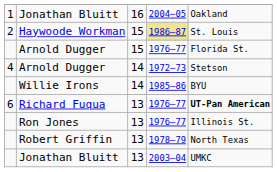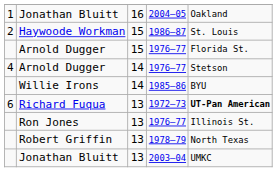(167, 31) khaki background -> (167, 31) no background
(167, 67) 1972–73 -> (167, 67) 1976–77
(167, 103) 1976–77 -> (167, 103) 1972–73
